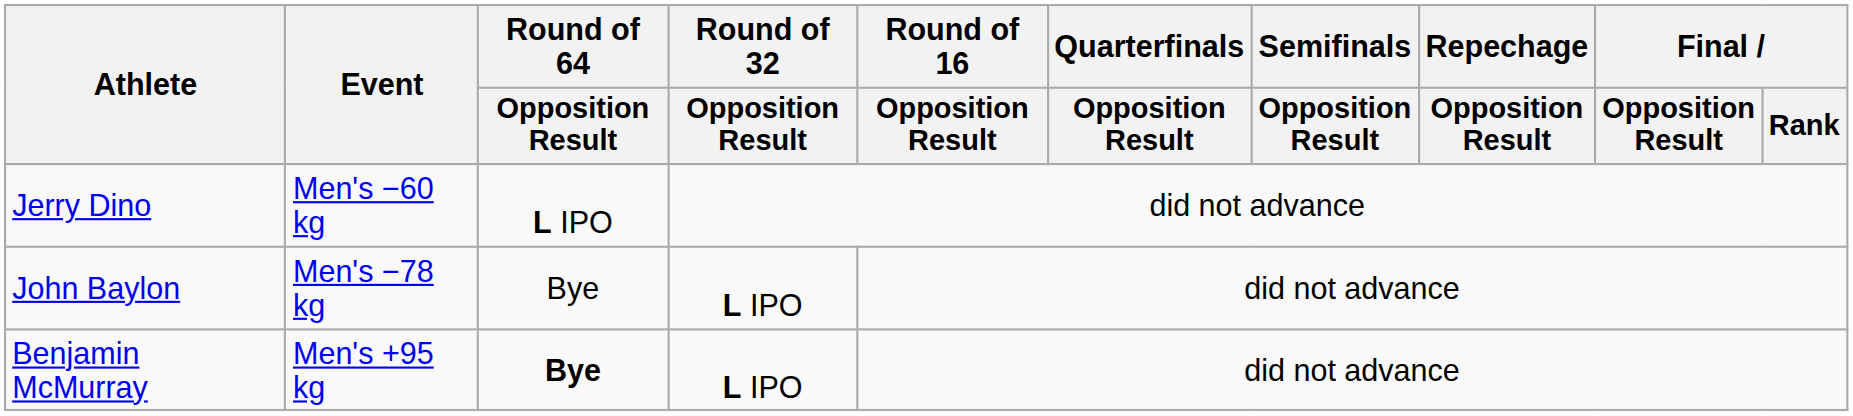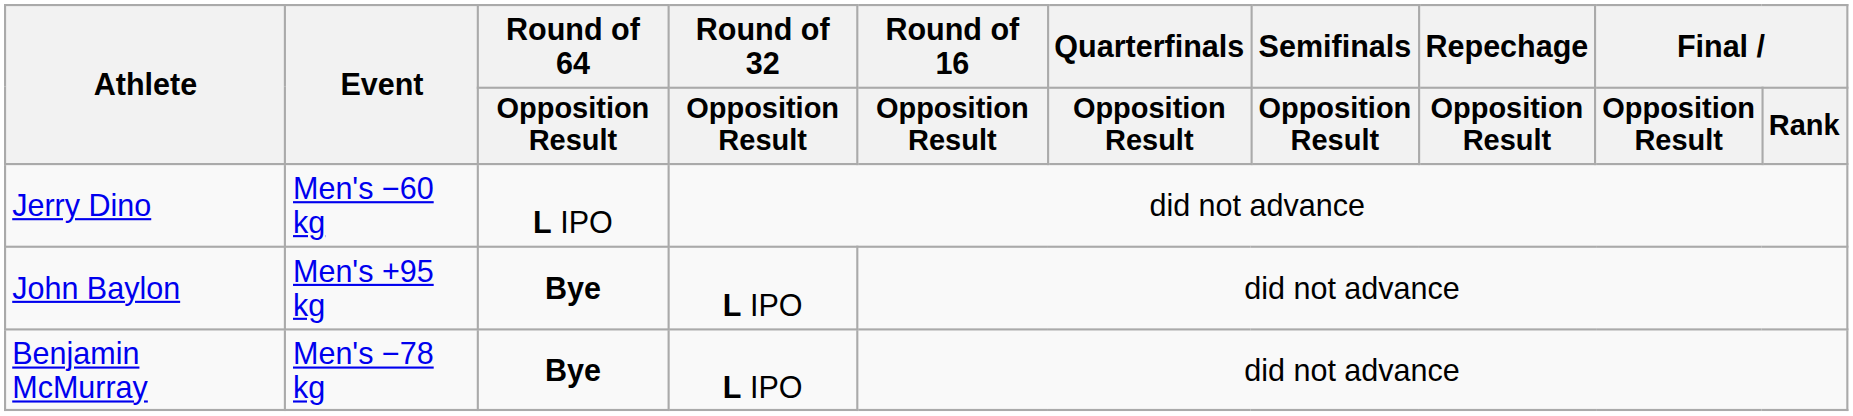(363, 288) Men's −78 kg -> (363, 288) Men's +95 kg
(573, 288) normal -> (573, 288) bold
(363, 370) Men's +95 kg -> (363, 370) Men's −78 kg
